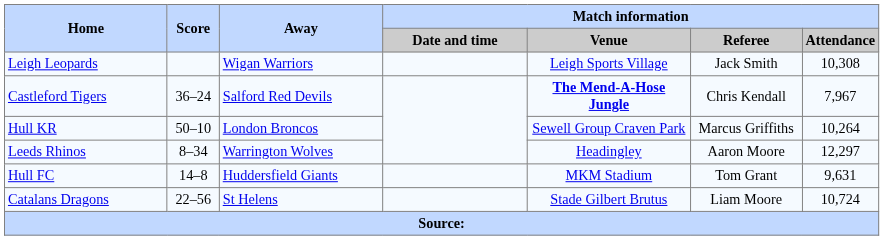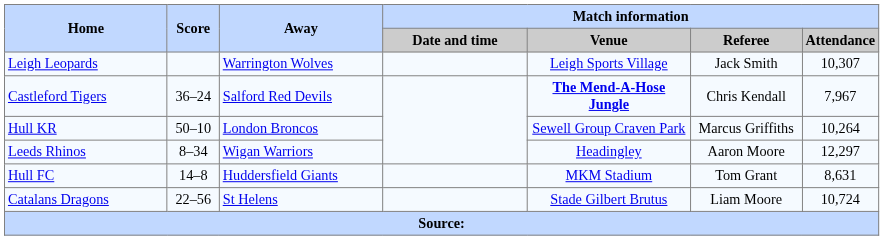(268, 63) Wigan Warriors -> (278, 63) Warrington Wolves
(840, 63) 10,308 -> (840, 63) 10,307
(278, 152) Warrington Wolves -> (268, 152) Wigan Warriors
(840, 175) 9,631 -> (840, 175) 8,631
